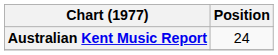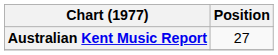(242, 38) 24 -> (242, 38) 27
